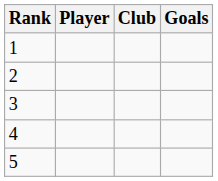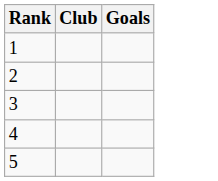- column: (84, 18)
